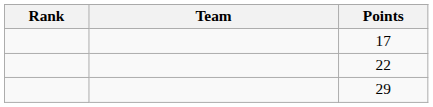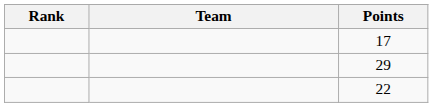rows swapped: (383, 65) <-> (383, 89)
